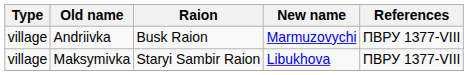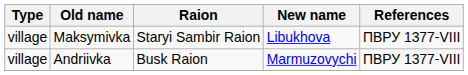rows swapped: (82, 37) <-> (92, 59)
